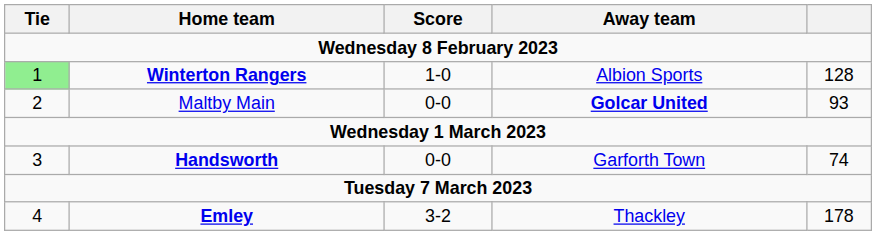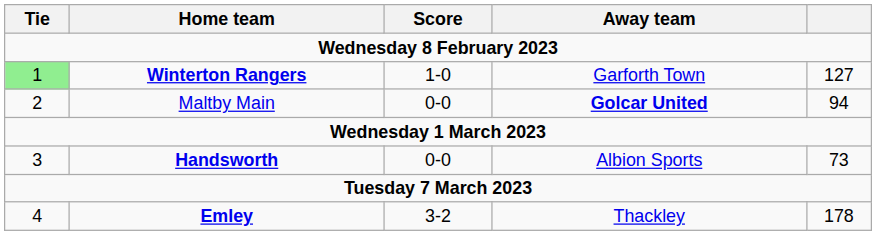(649, 76) Albion Sports -> (649, 76) Garforth Town
(839, 76) 128 -> (839, 76) 127
(839, 104) 93 -> (839, 104) 94
(649, 160) Garforth Town -> (649, 160) Albion Sports
(839, 160) 74 -> (839, 160) 73
